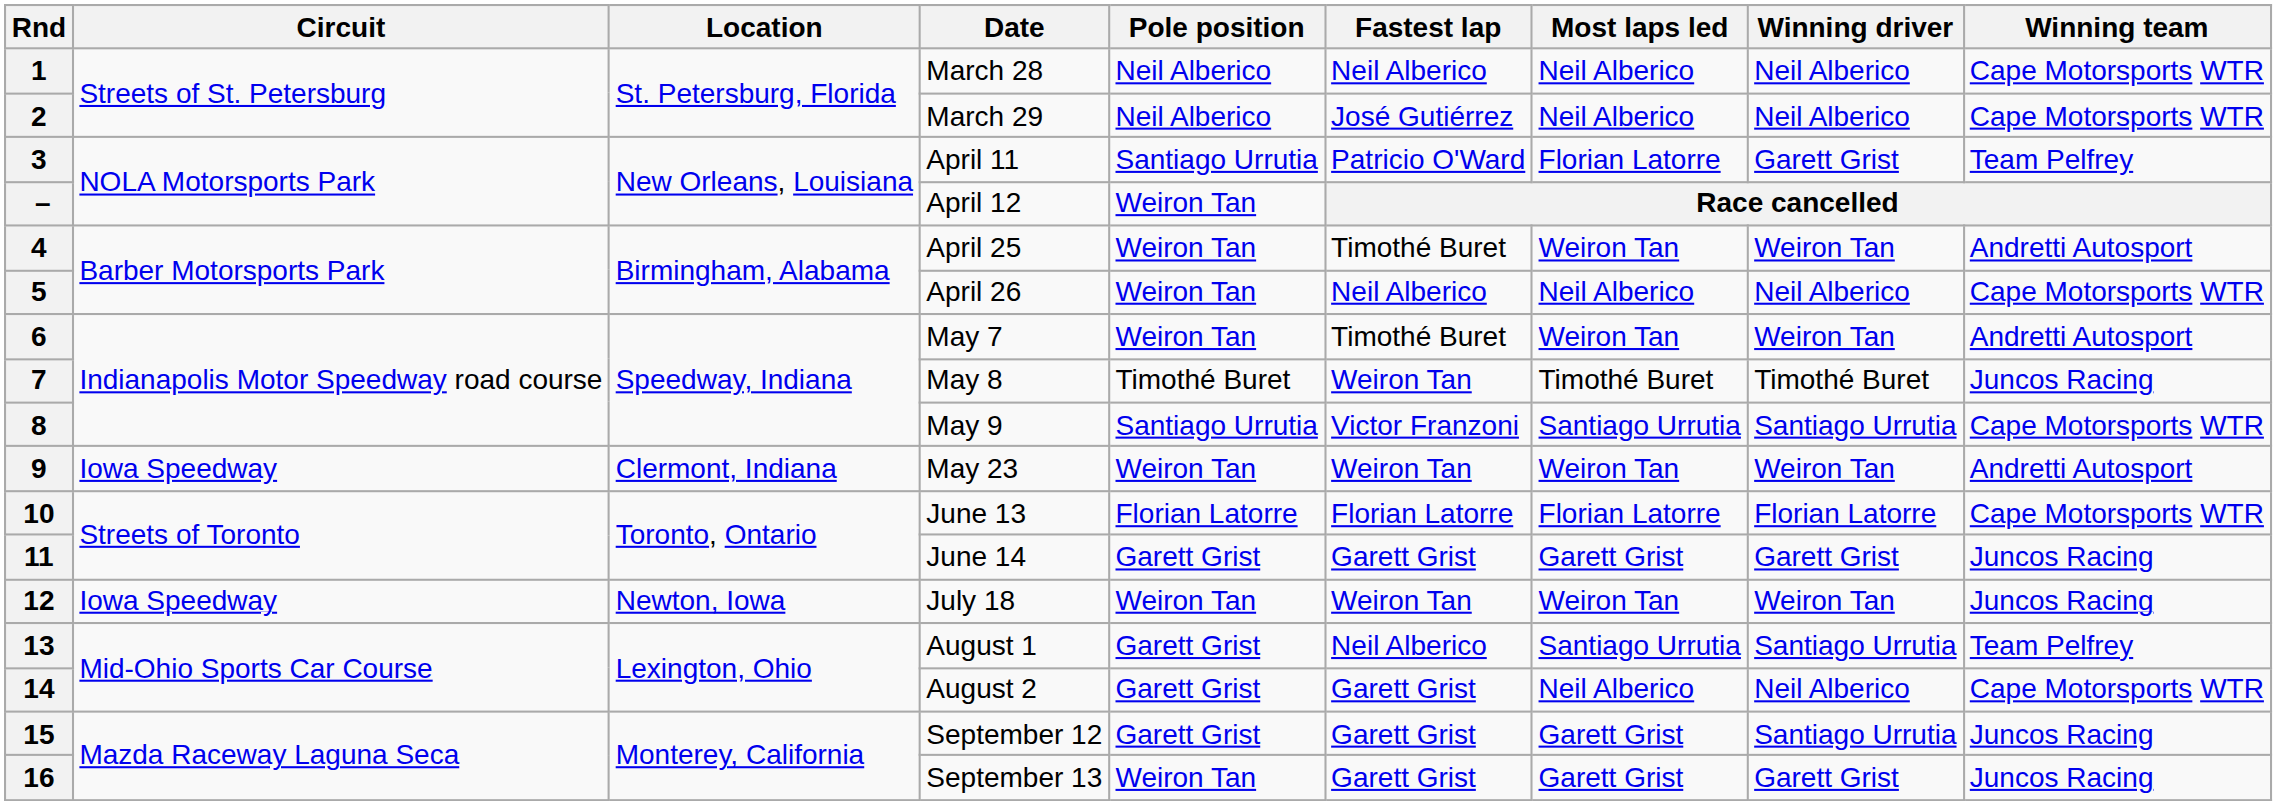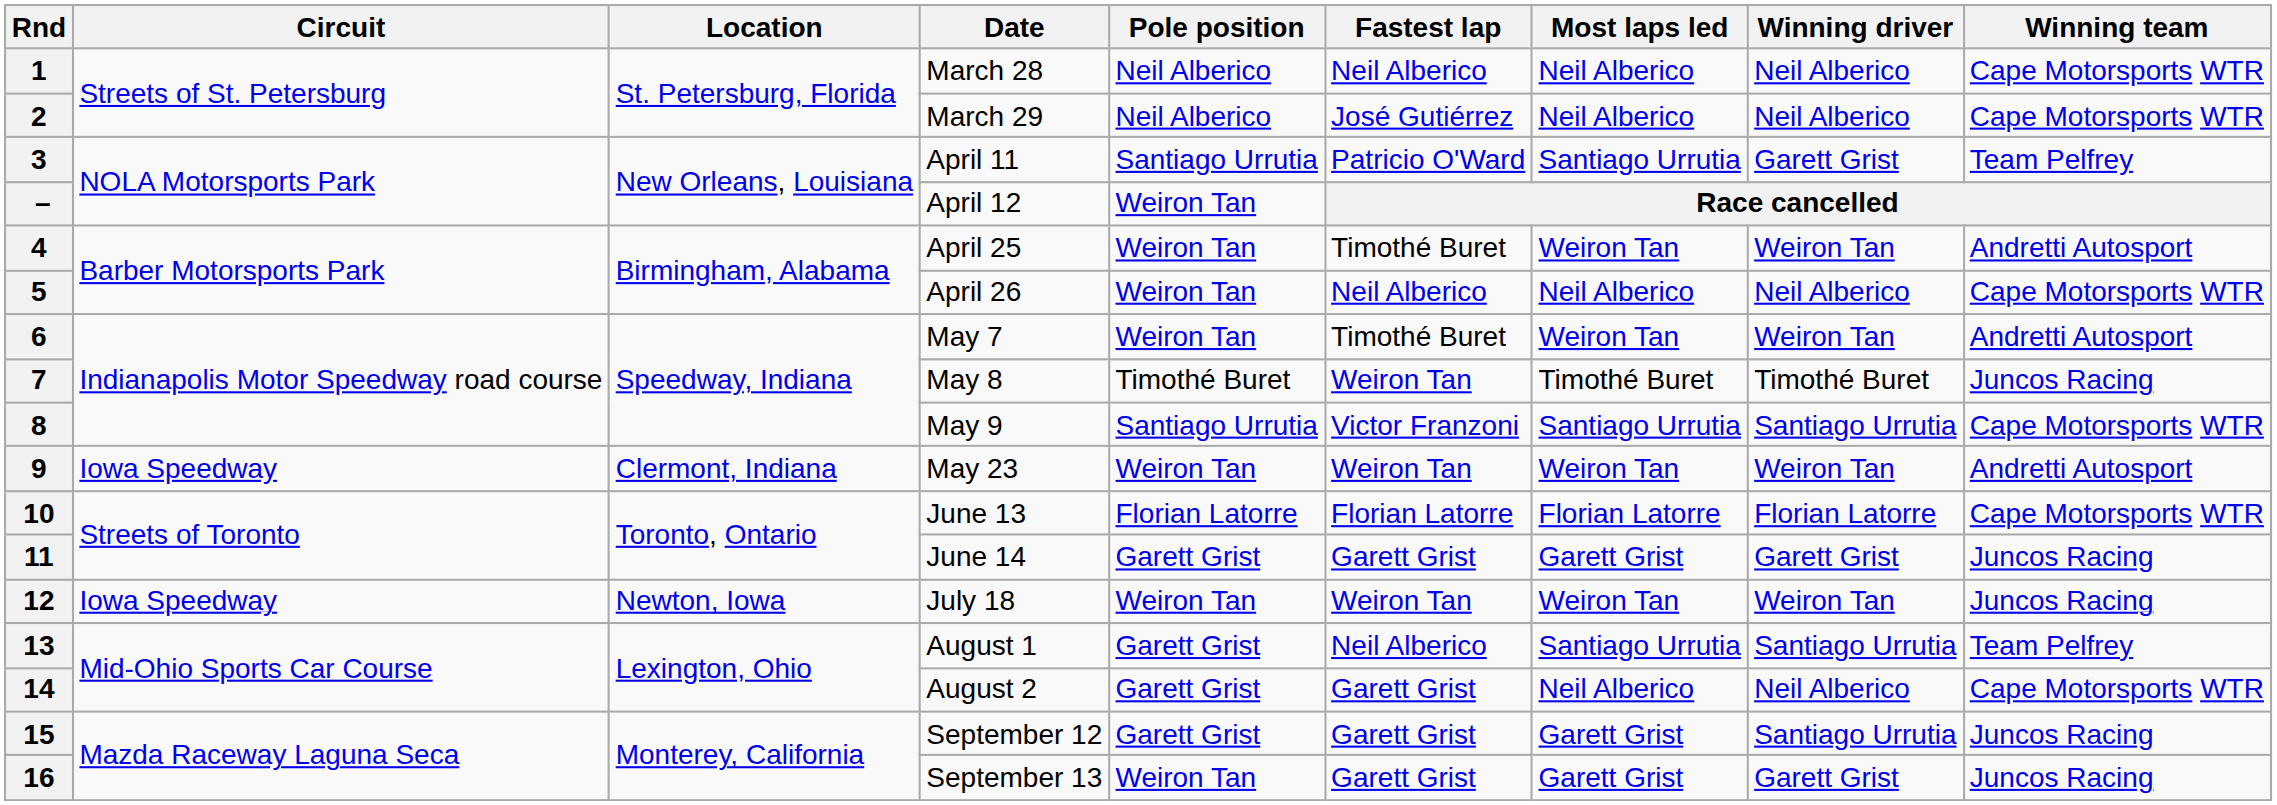(1630, 159) Florian Latorre -> (1640, 159) Santiago Urrutia
